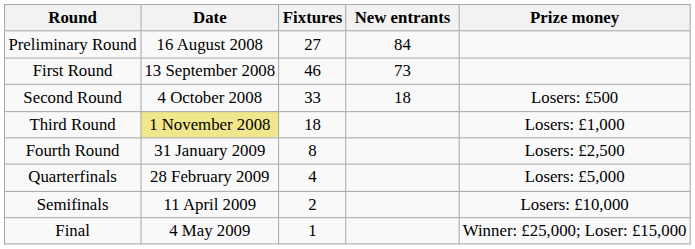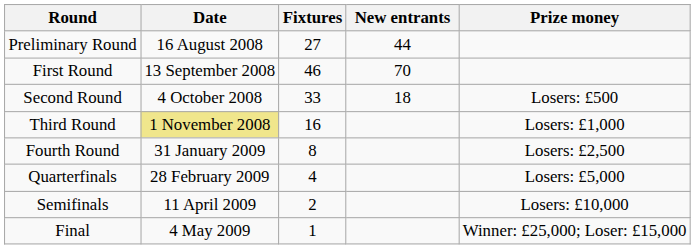(403, 44) 84 -> (403, 44) 44
(403, 71) 73 -> (403, 71) 70
(313, 124) 18 -> (313, 124) 16
